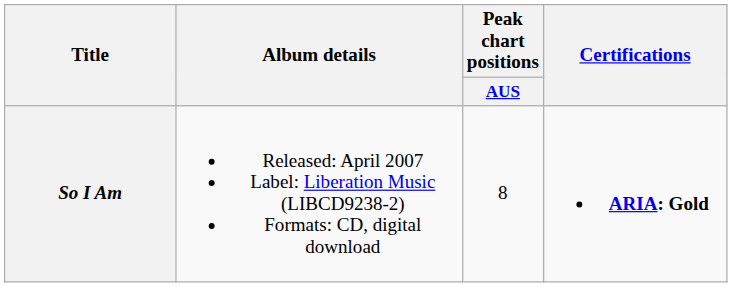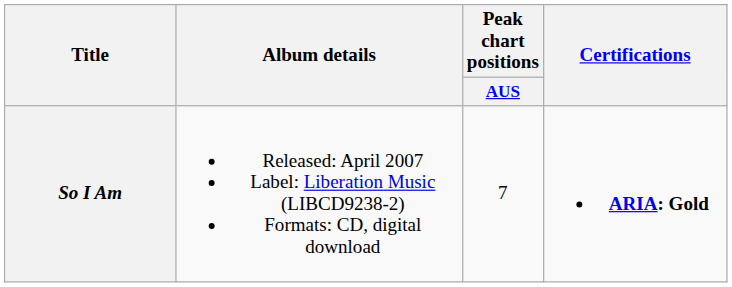(503, 193) 8 -> (503, 193) 7
